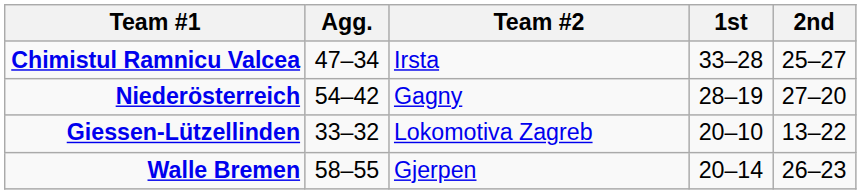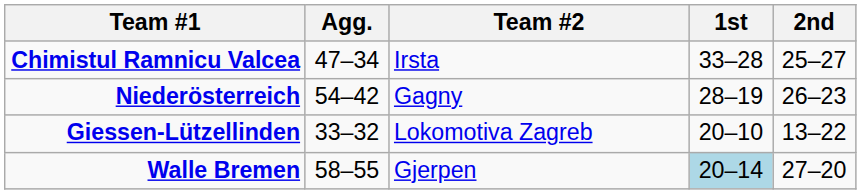(814, 96) 27–20 -> (814, 96) 26–23
(731, 170) no background -> (731, 170) lightblue background
(814, 170) 26–23 -> (814, 170) 27–20
